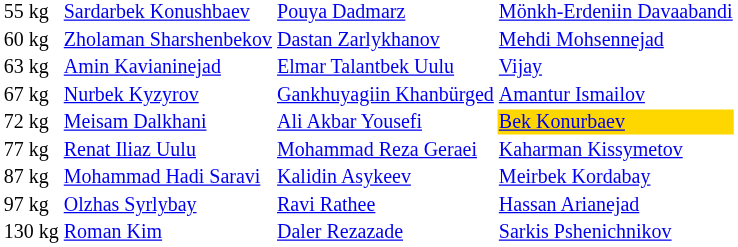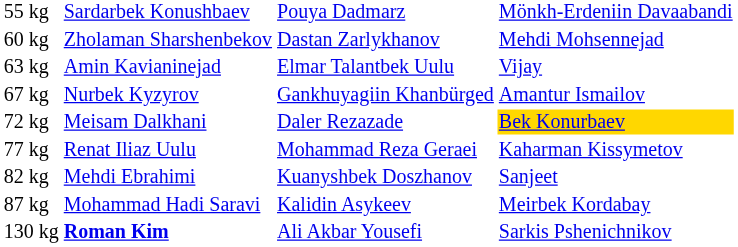(350, 121) Ali Akbar Yousefi -> (340, 121) Daler Rezazade
+ row: (26, 176)
- row: (26, 204)
(113, 231) normal -> (116, 231) bold
(340, 231) Daler Rezazade -> (350, 231) Ali Akbar Yousefi
